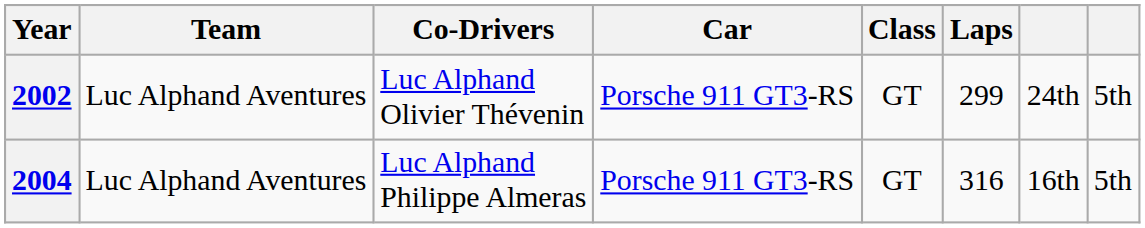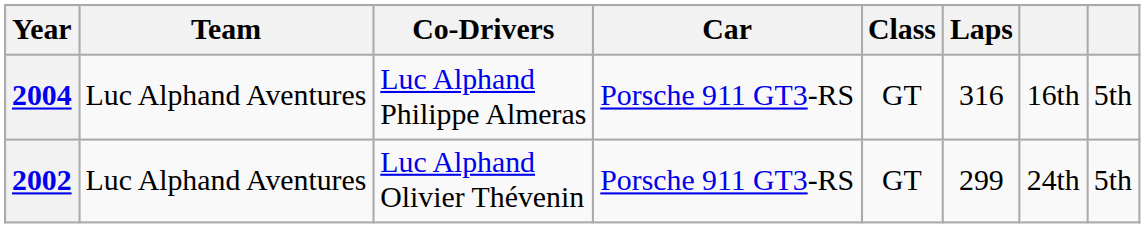rows swapped: (42, 96) <-> (42, 180)
